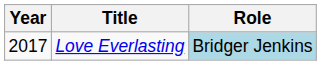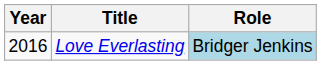(28, 45) 2017 -> (28, 45) 2016
